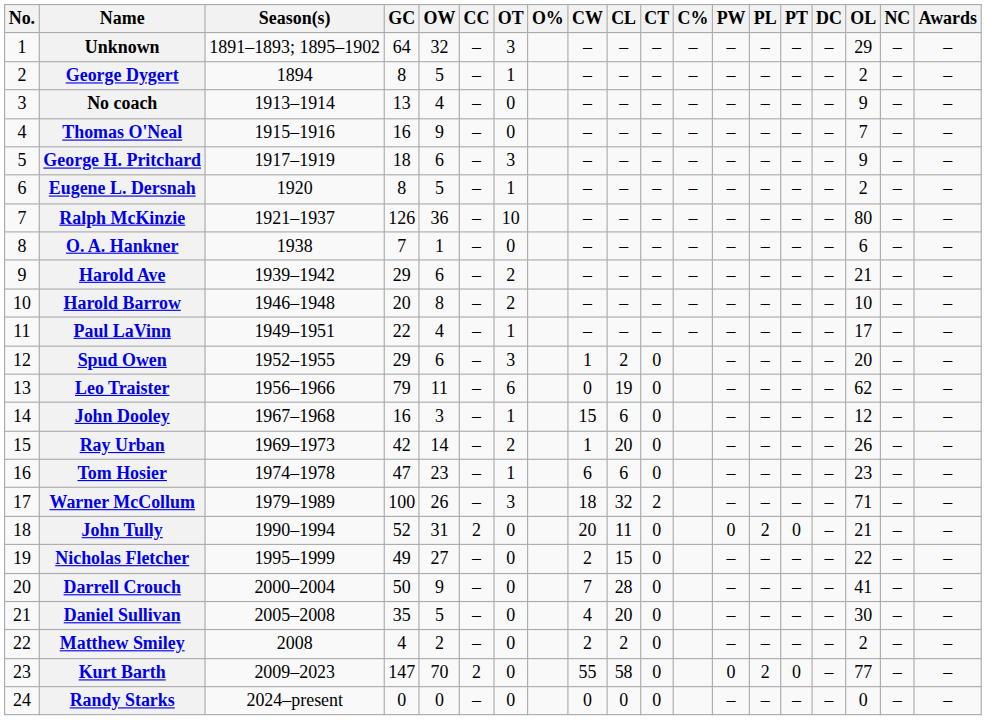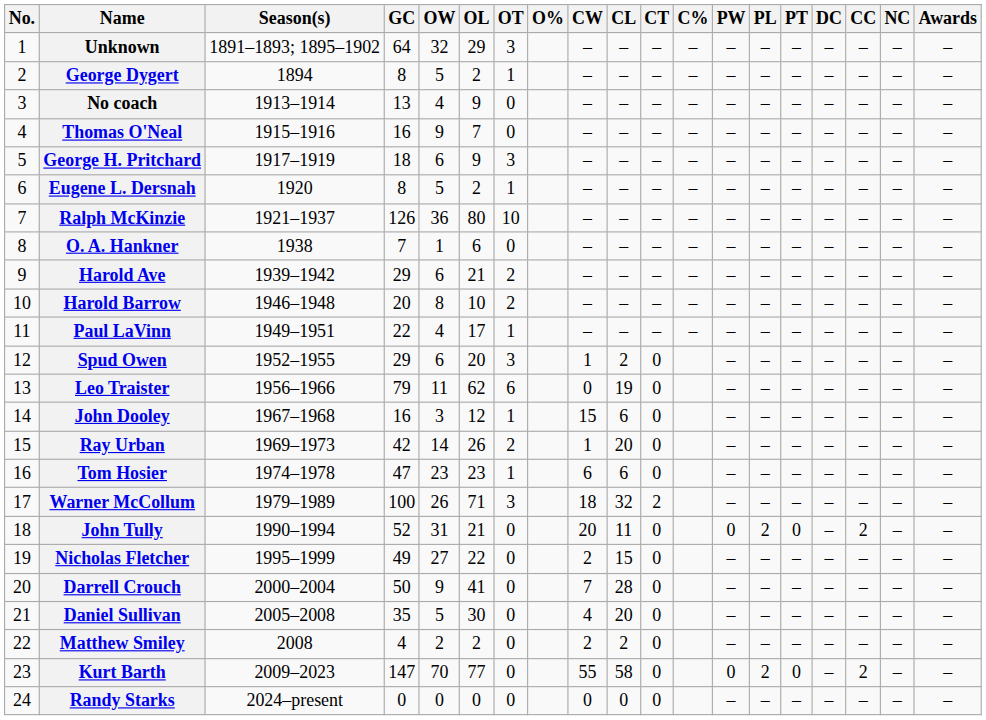columns swapped: (863, 18) <-> (477, 18)
